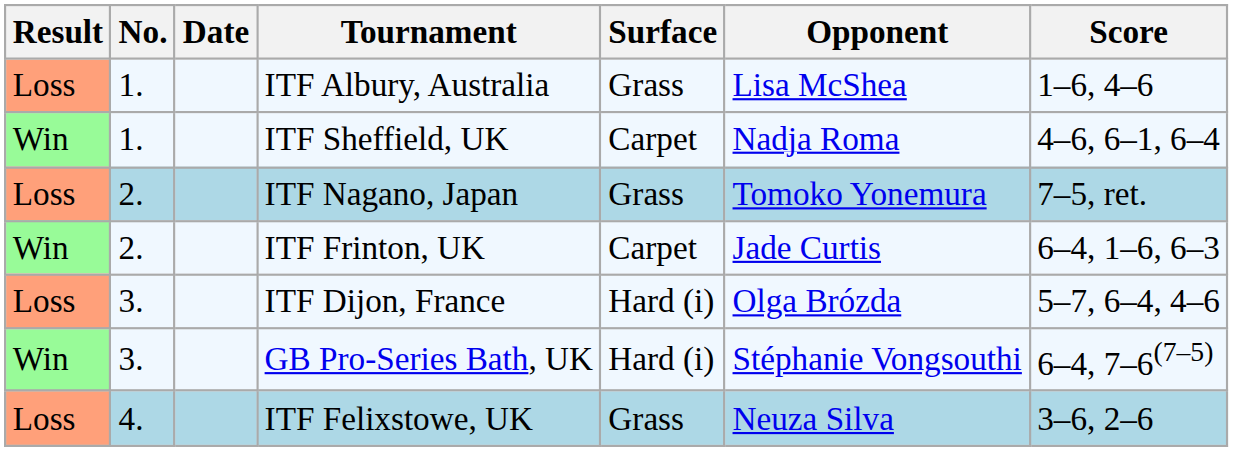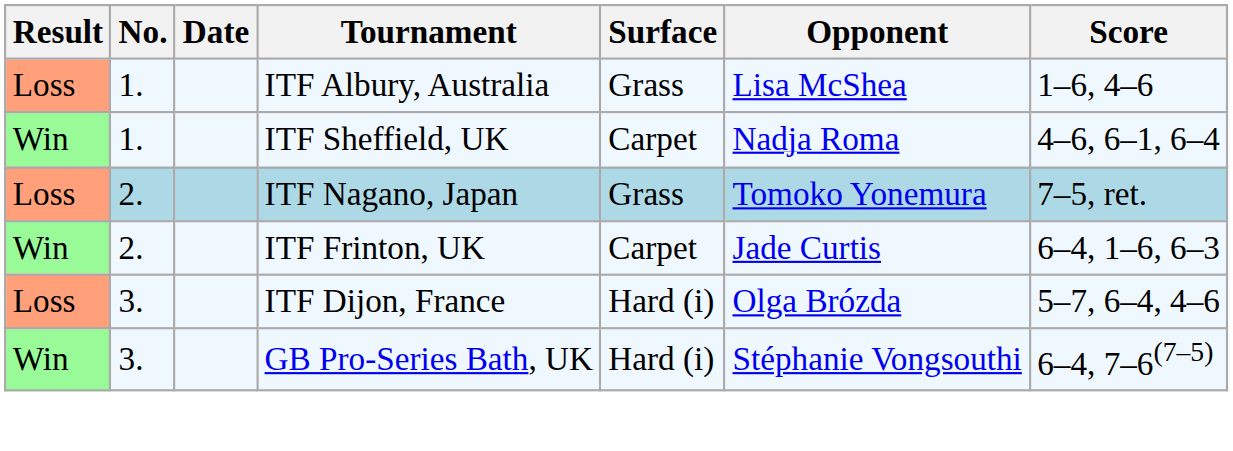- row: (399, 417)
